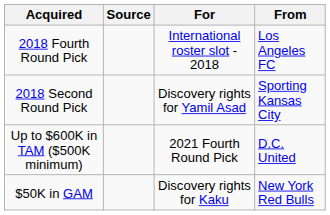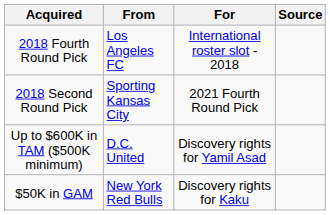columns swapped: (290, 15) <-> (129, 15)
(204, 100) Discovery rights for Yamil Asad -> (225, 100) 2021 Fourth Round Pick
(204, 150) 2021 Fourth Round Pick -> (225, 150) Discovery rights for Yamil Asad
